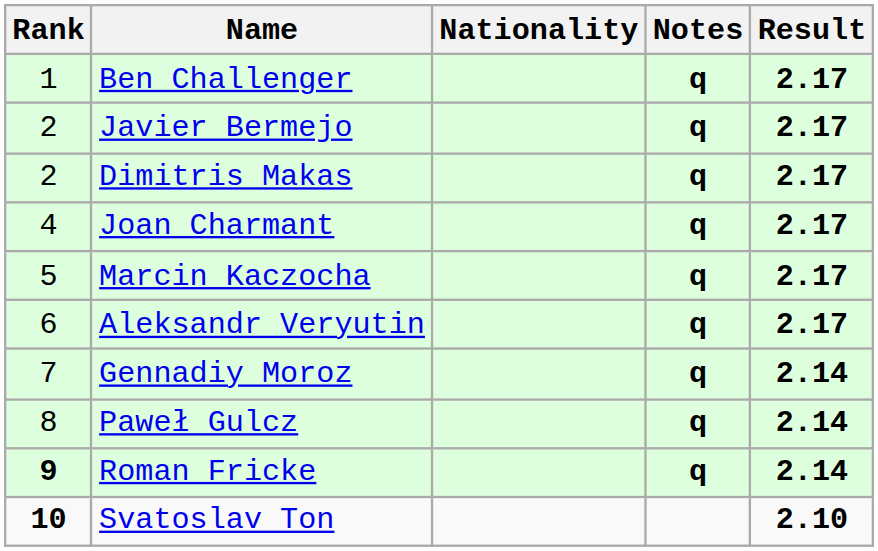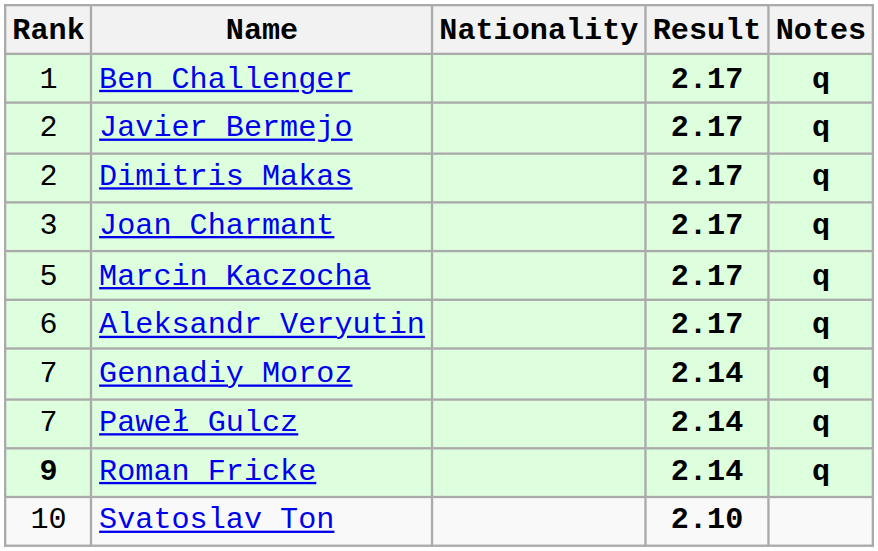columns swapped: (812, 30) <-> (698, 30)
(49, 226) 4 -> (49, 226) 3
(49, 423) 8 -> (49, 423) 7
(49, 521) bold -> (49, 521) normal
